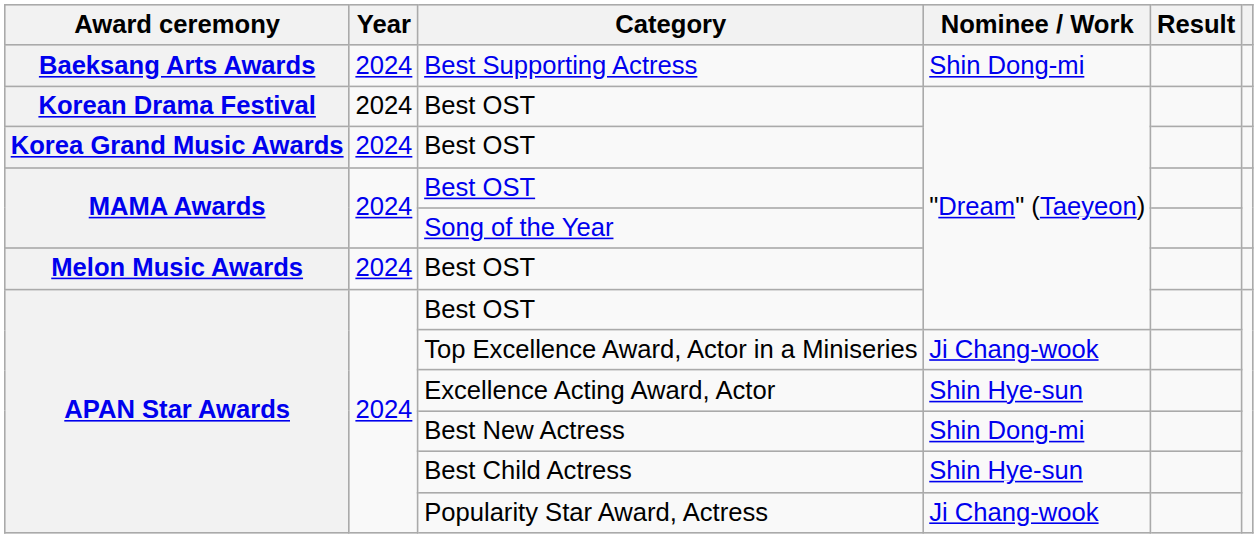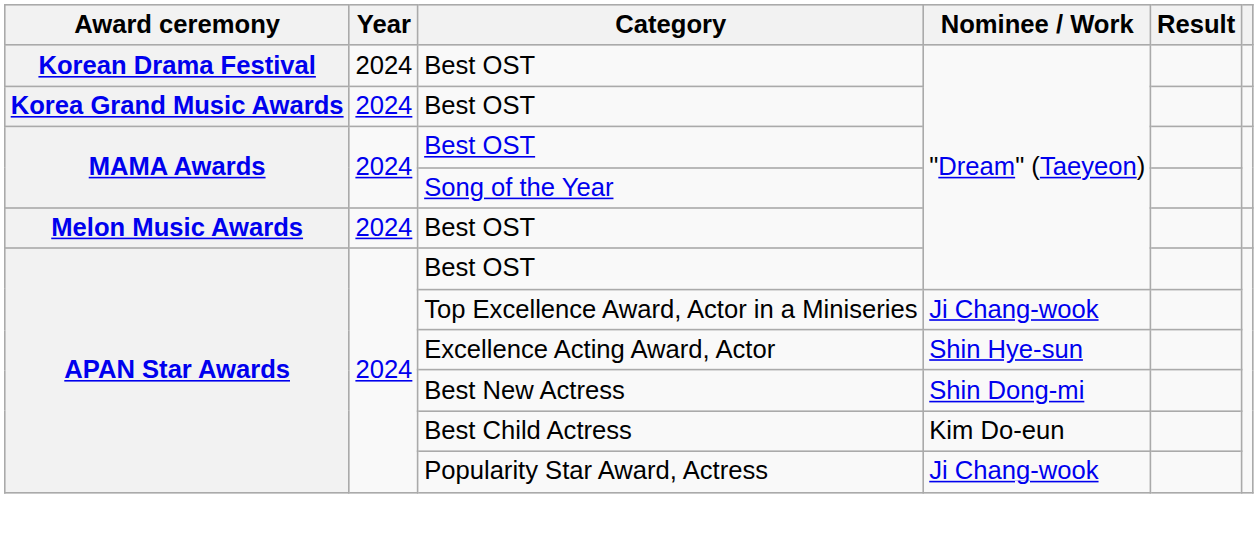- row: (177, 65)
(1006, 471) Shin Hye-sun -> (997, 430) Kim Do-eun
